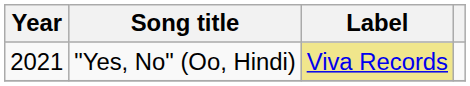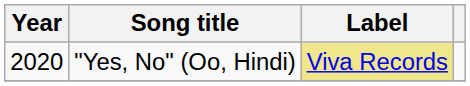(37, 61) 2021 -> (37, 61) 2020
